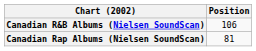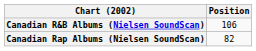(229, 39) 81 -> (229, 39) 82
